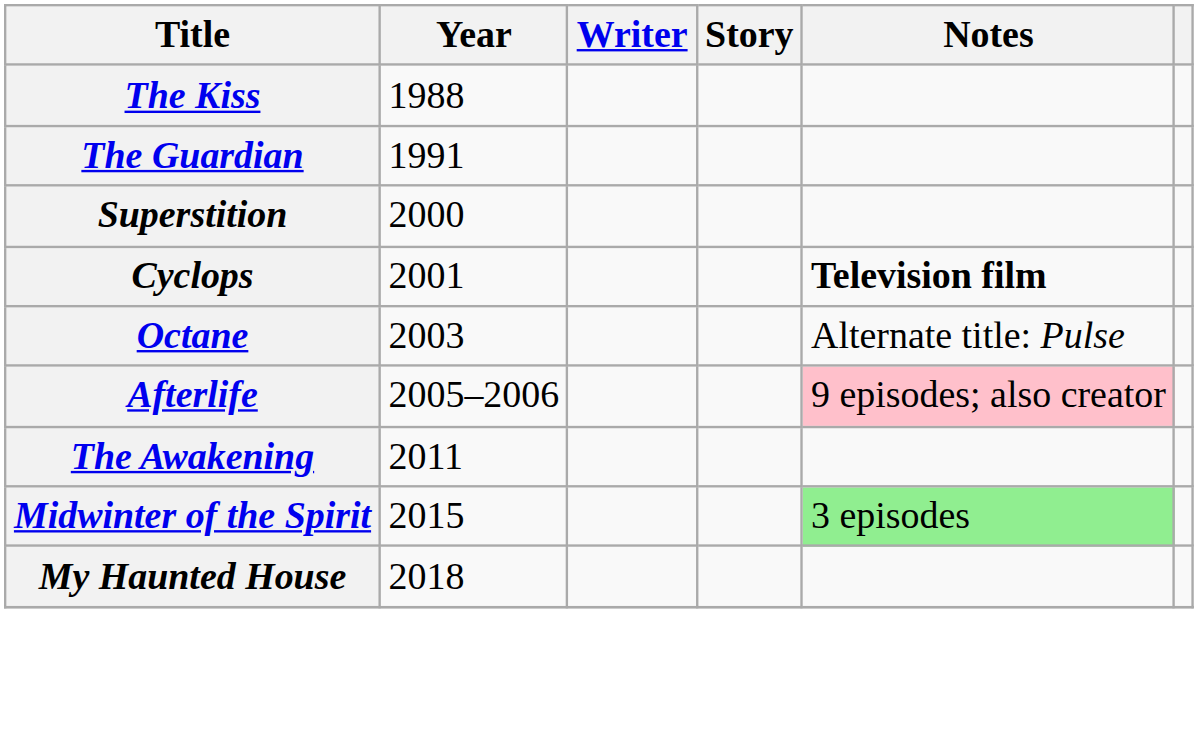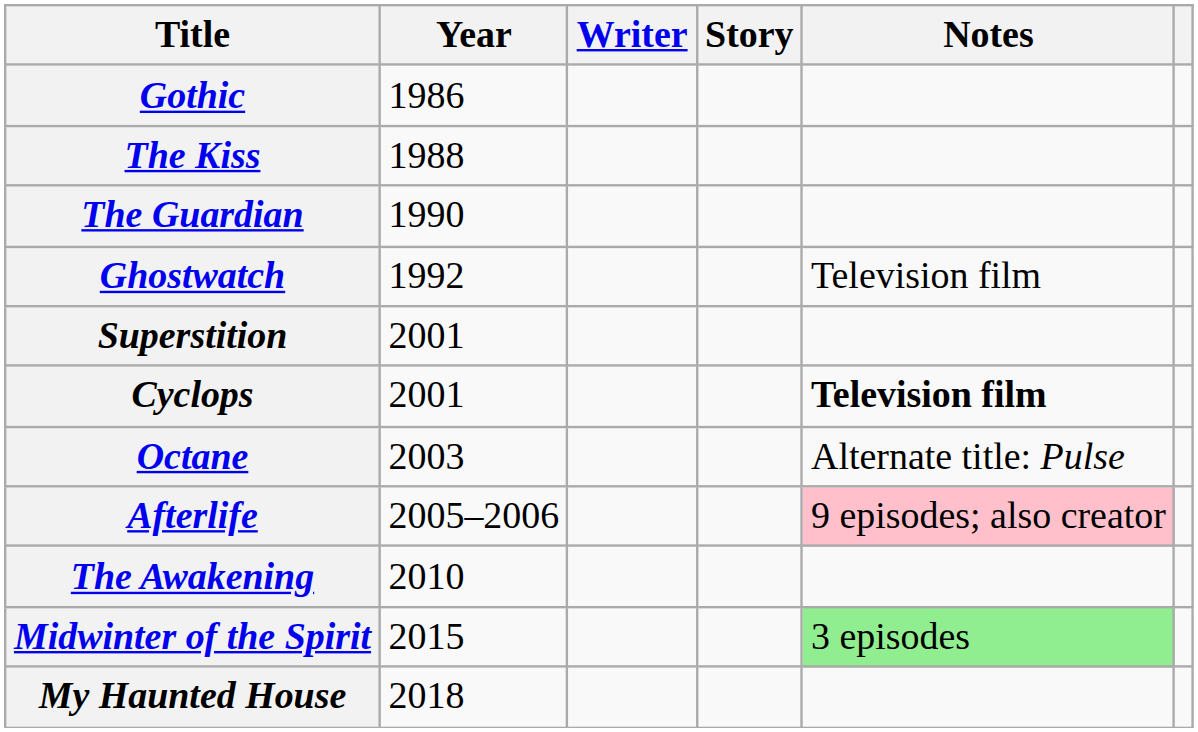+ row: (193, 94)
(426, 154) 1991 -> (426, 214) 1990
+ row: (192, 275)
(426, 214) 2000 -> (426, 335) 2001
(426, 455) 2011 -> (426, 575) 2010
